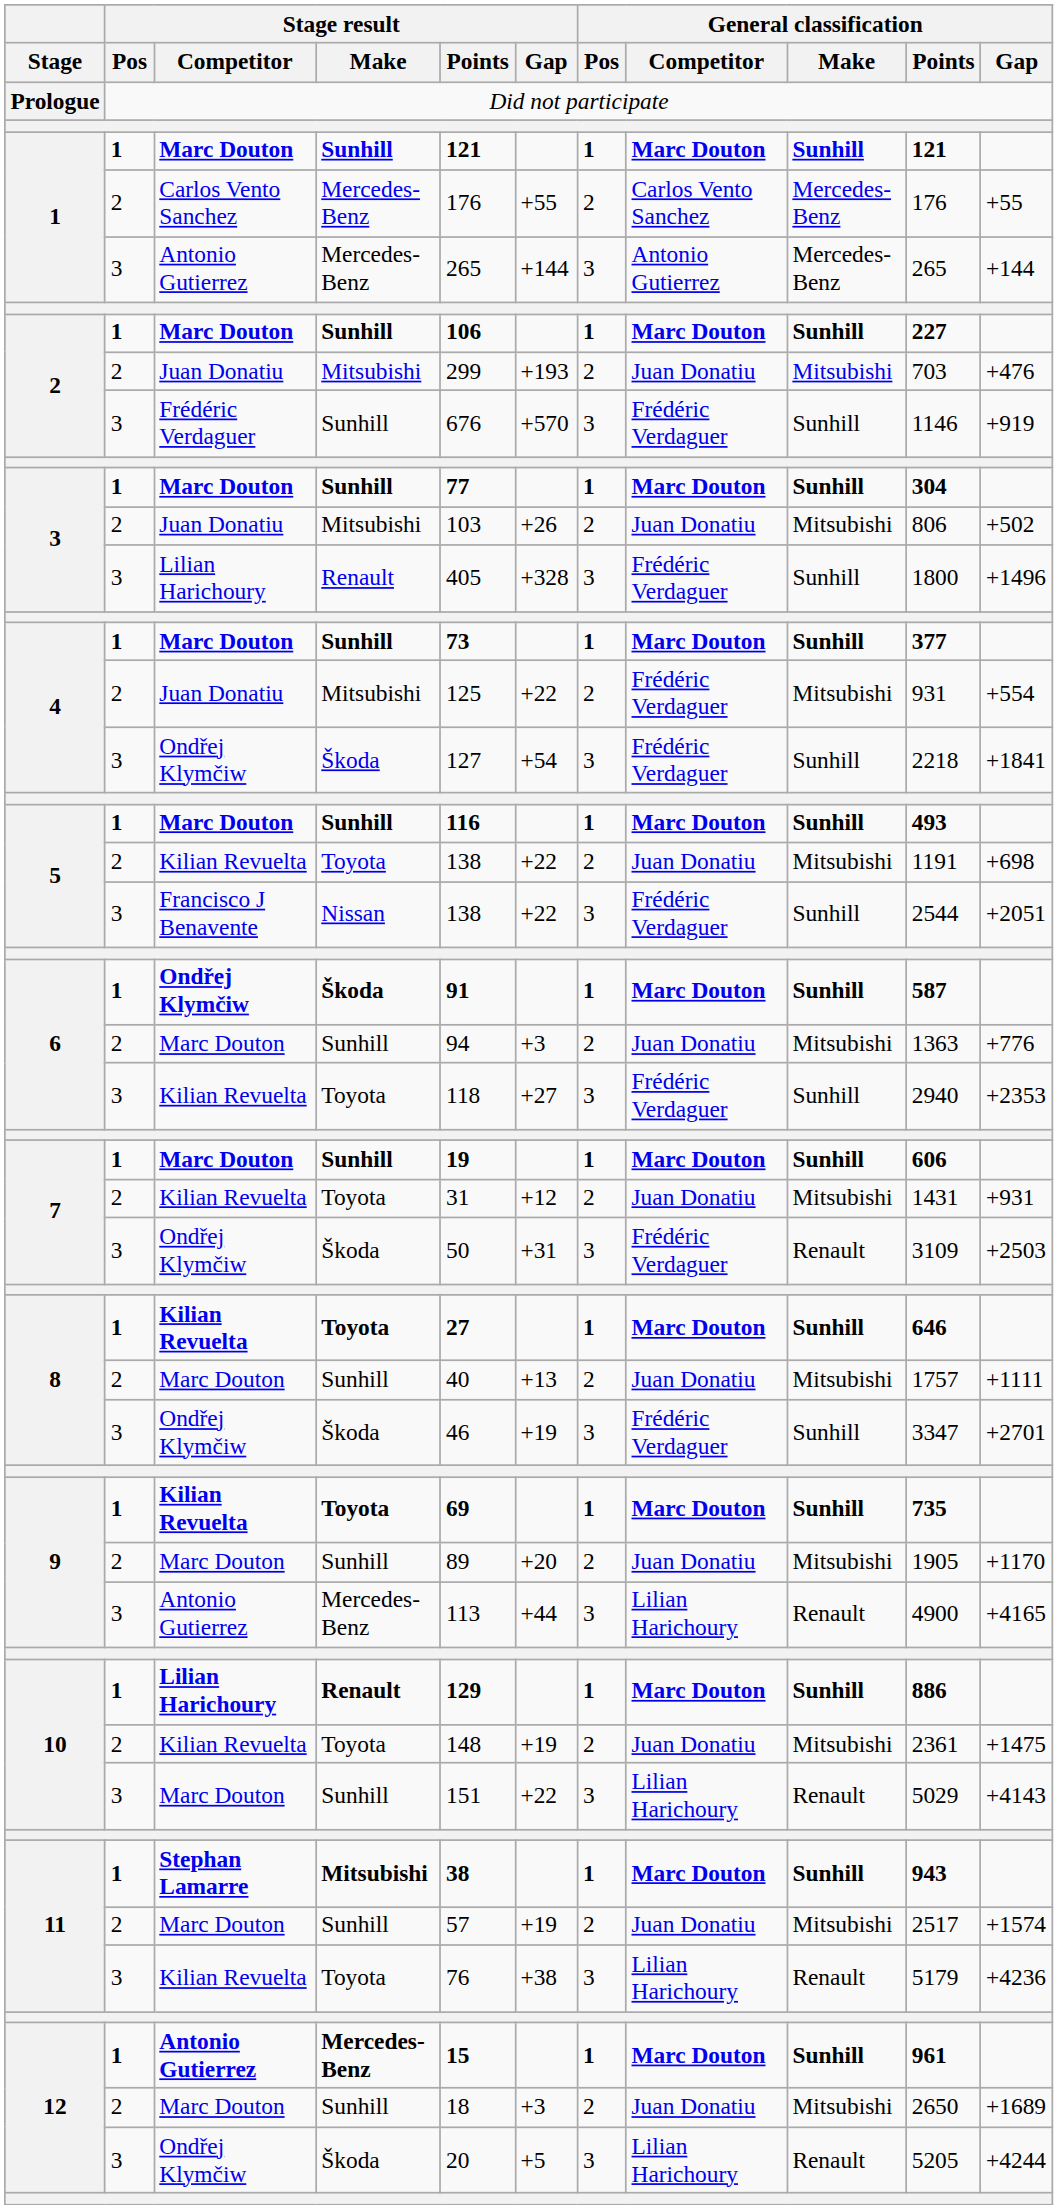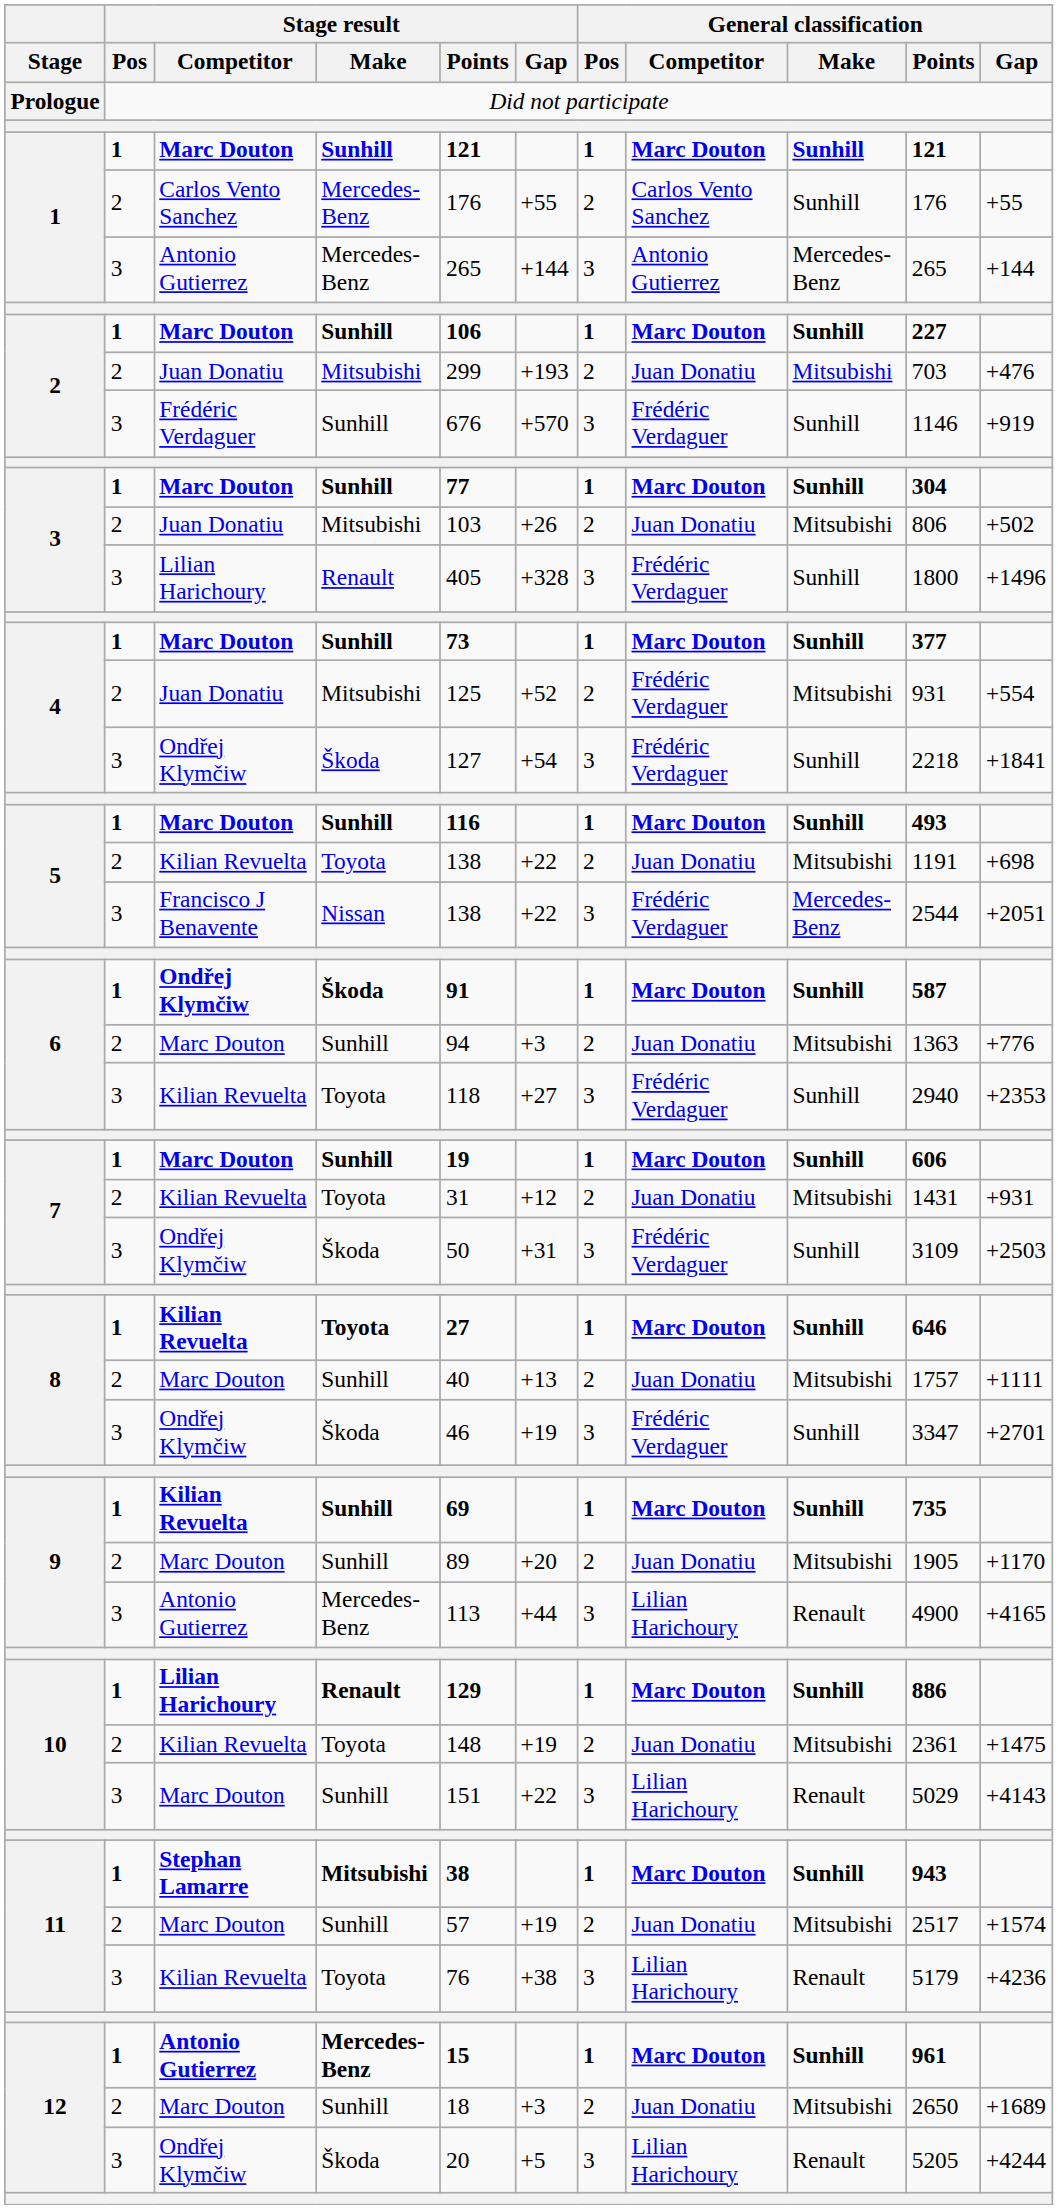(842, 202) Mercedes-Benz -> (826, 202) Sunhill
(539, 693) +22 -> (539, 693) +52
(826, 913) Sunhill -> (842, 913) Mercedes-Benz
(829, 1249) Renault -> (826, 1249) Sunhill
(355, 1509) Toyota -> (357, 1509) Sunhill
